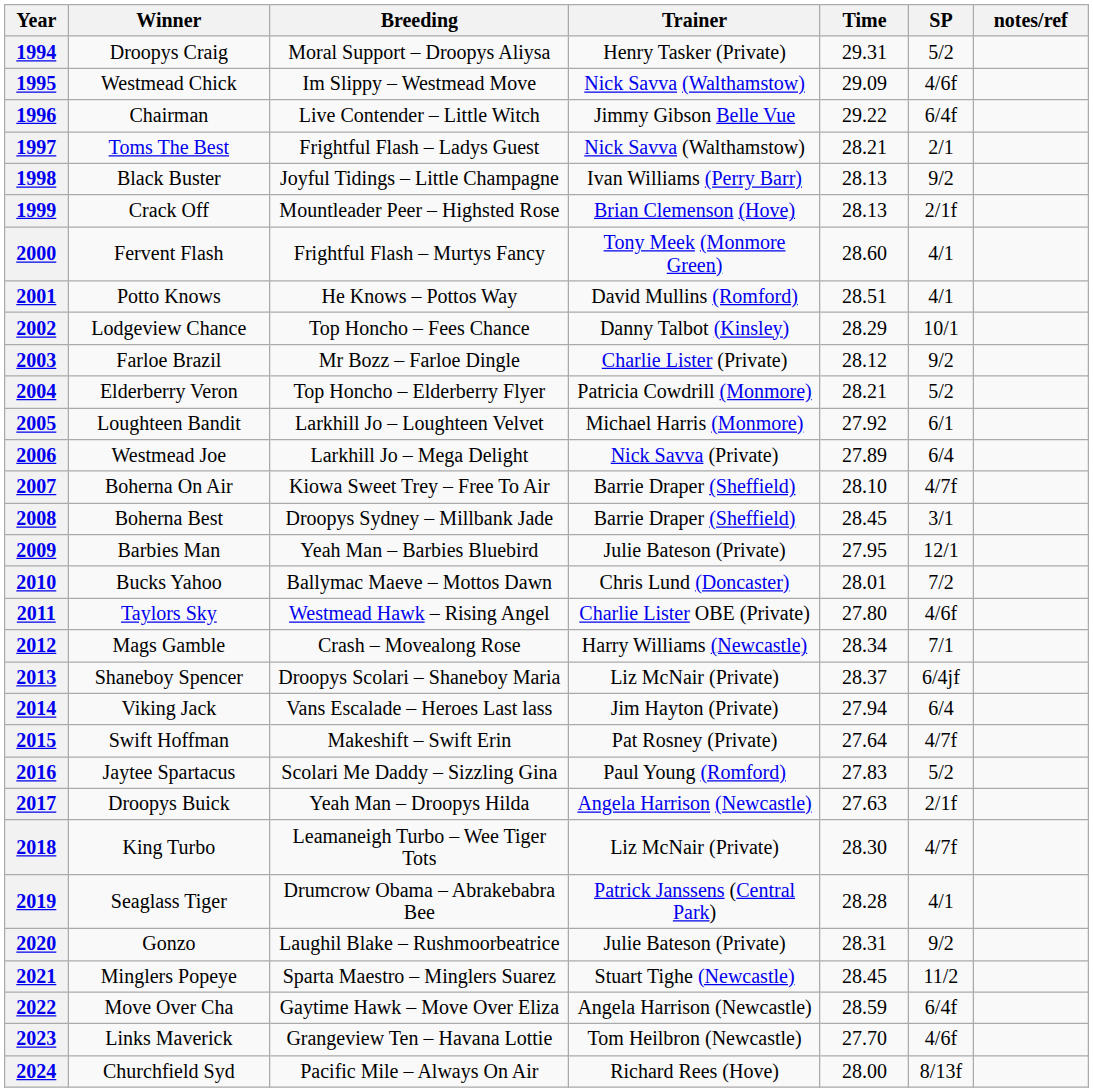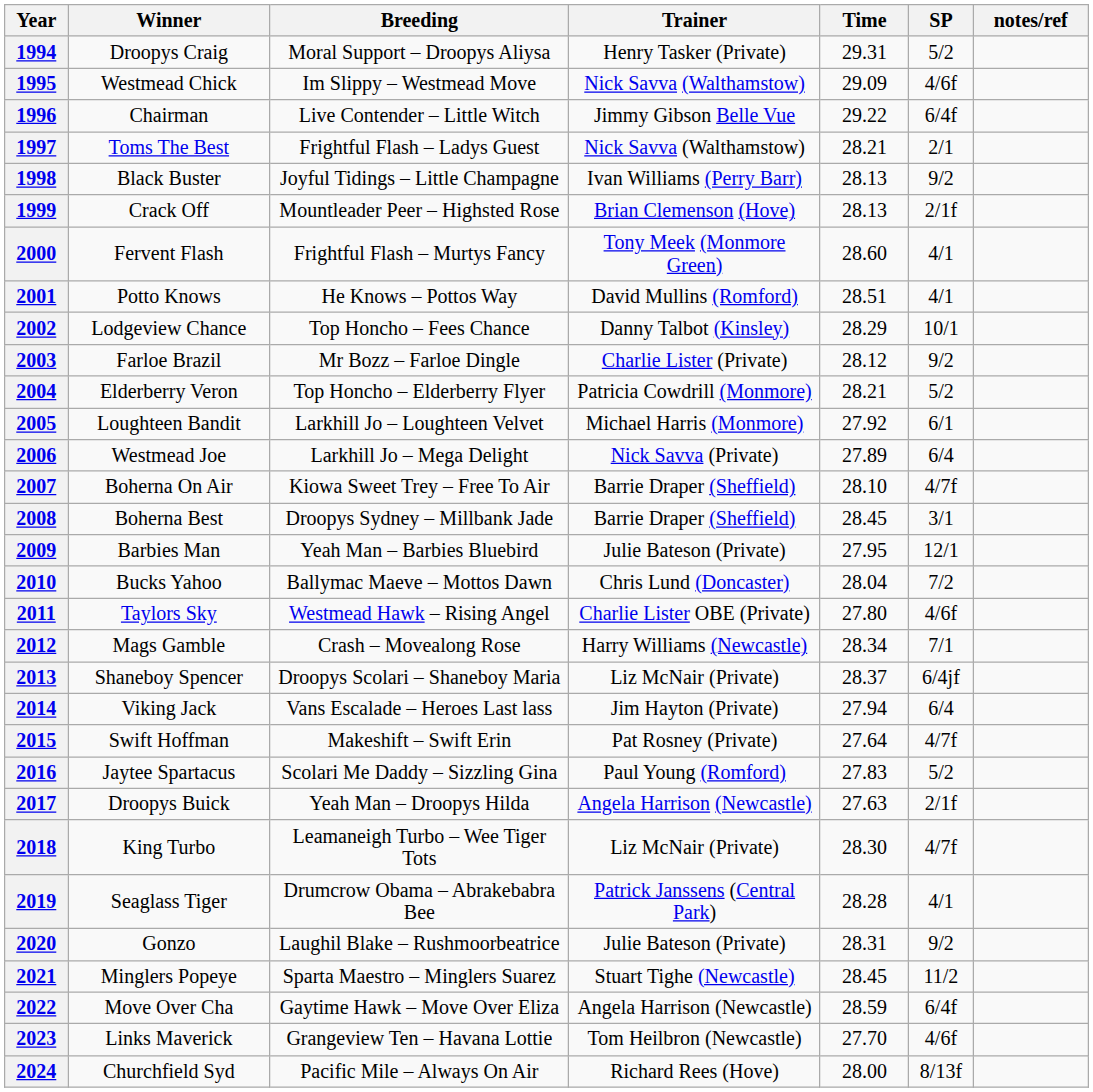(865, 582) 28.01 -> (865, 582) 28.04
